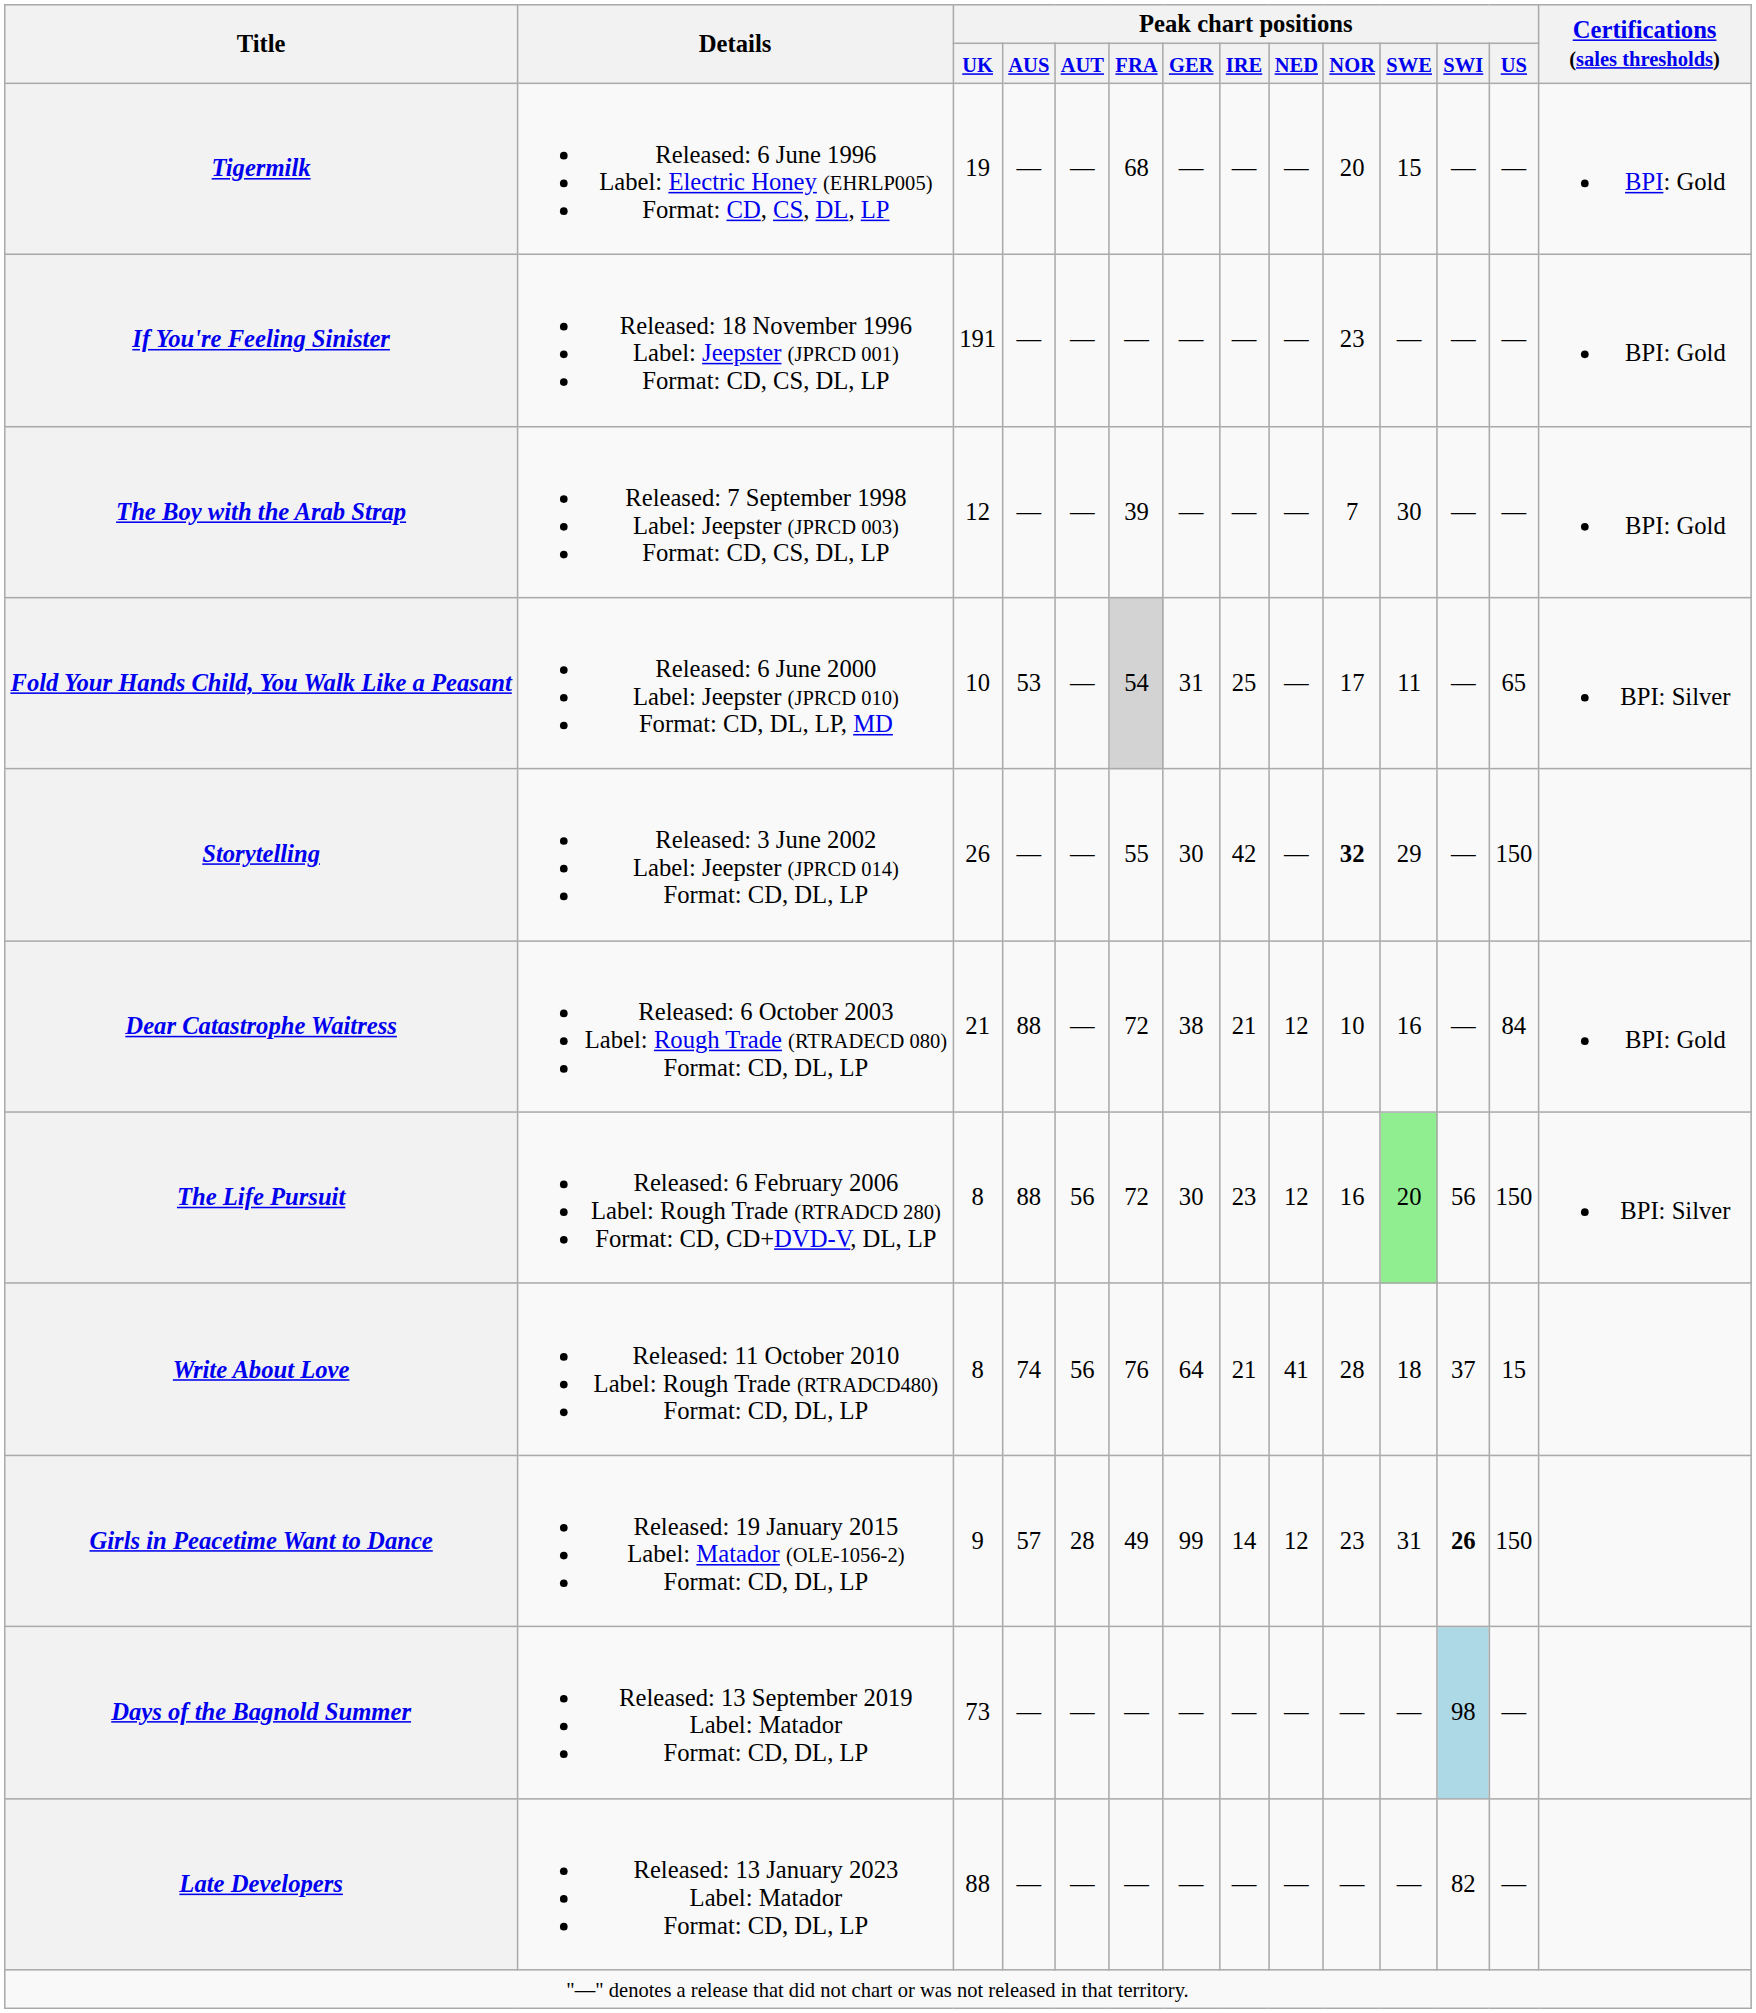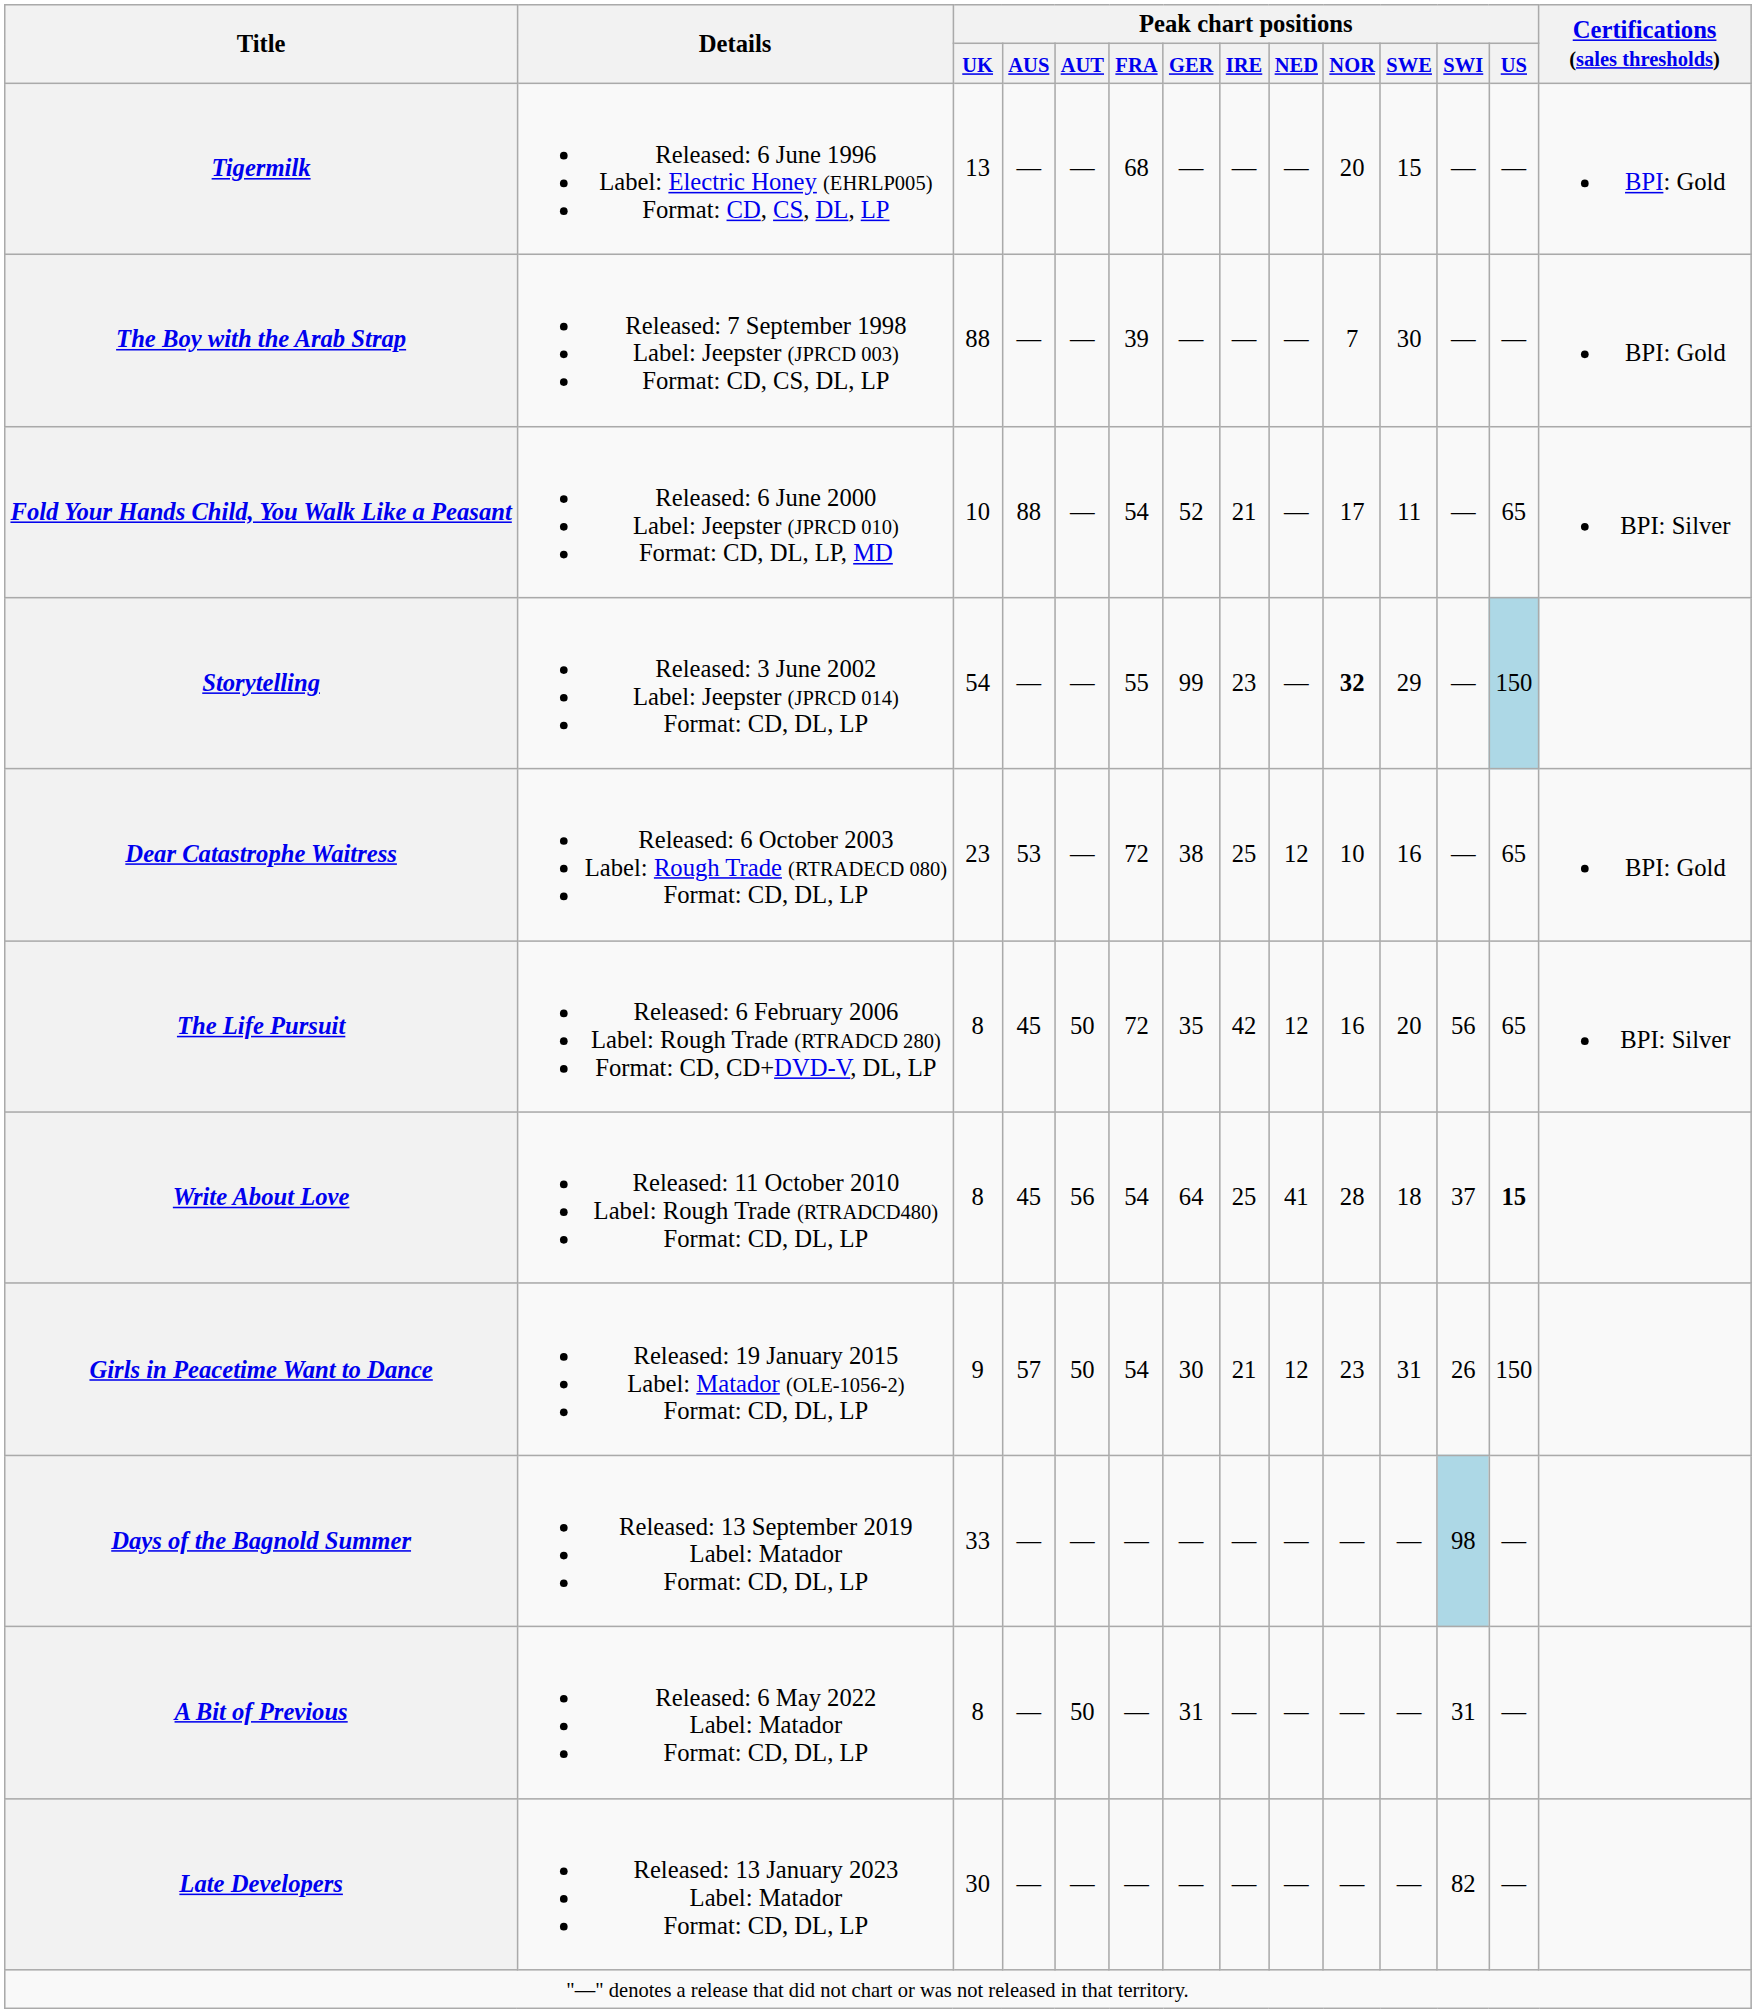(978, 168) 19 -> (978, 168) 13
- row: (261, 339)
(978, 511) 12 -> (978, 339) 88
(1029, 682) 53 -> (1029, 511) 88
(1136, 682) lightgrey background -> (1136, 511) no background
(1191, 682) 31 -> (1191, 511) 52
(1244, 682) 25 -> (1244, 511) 21
(978, 854) 26 -> (978, 682) 54
(1191, 854) 30 -> (1191, 682) 99
(1244, 854) 42 -> (1244, 682) 23
(1514, 854) no background -> (1514, 682) lightblue background
(978, 1026) 21 -> (978, 854) 23
(1029, 1026) 88 -> (1029, 854) 53
(1244, 1026) 21 -> (1244, 854) 25
(1514, 1026) 84 -> (1514, 854) 65
(1029, 1197) 88 -> (1029, 1026) 45
(1082, 1197) 56 -> (1082, 1026) 50
(1191, 1197) 30 -> (1191, 1026) 35
(1244, 1197) 23 -> (1244, 1026) 42
(1409, 1197) lightgreen background -> (1409, 1026) no background
(1514, 1197) 150 -> (1514, 1026) 65
(1029, 1369) 74 -> (1029, 1197) 45
(1136, 1369) 76 -> (1136, 1197) 54
(1244, 1369) 21 -> (1244, 1197) 25
(1514, 1369) normal -> (1514, 1197) bold
(1082, 1540) 28 -> (1082, 1369) 50
(1136, 1540) 49 -> (1136, 1369) 54
(1191, 1540) 99 -> (1191, 1369) 30
(1244, 1540) 14 -> (1244, 1369) 21
(1463, 1540) bold -> (1463, 1369) normal
(978, 1712) 73 -> (978, 1540) 33
+ row: (261, 1712)
(978, 1883) 88 -> (978, 1883) 30
